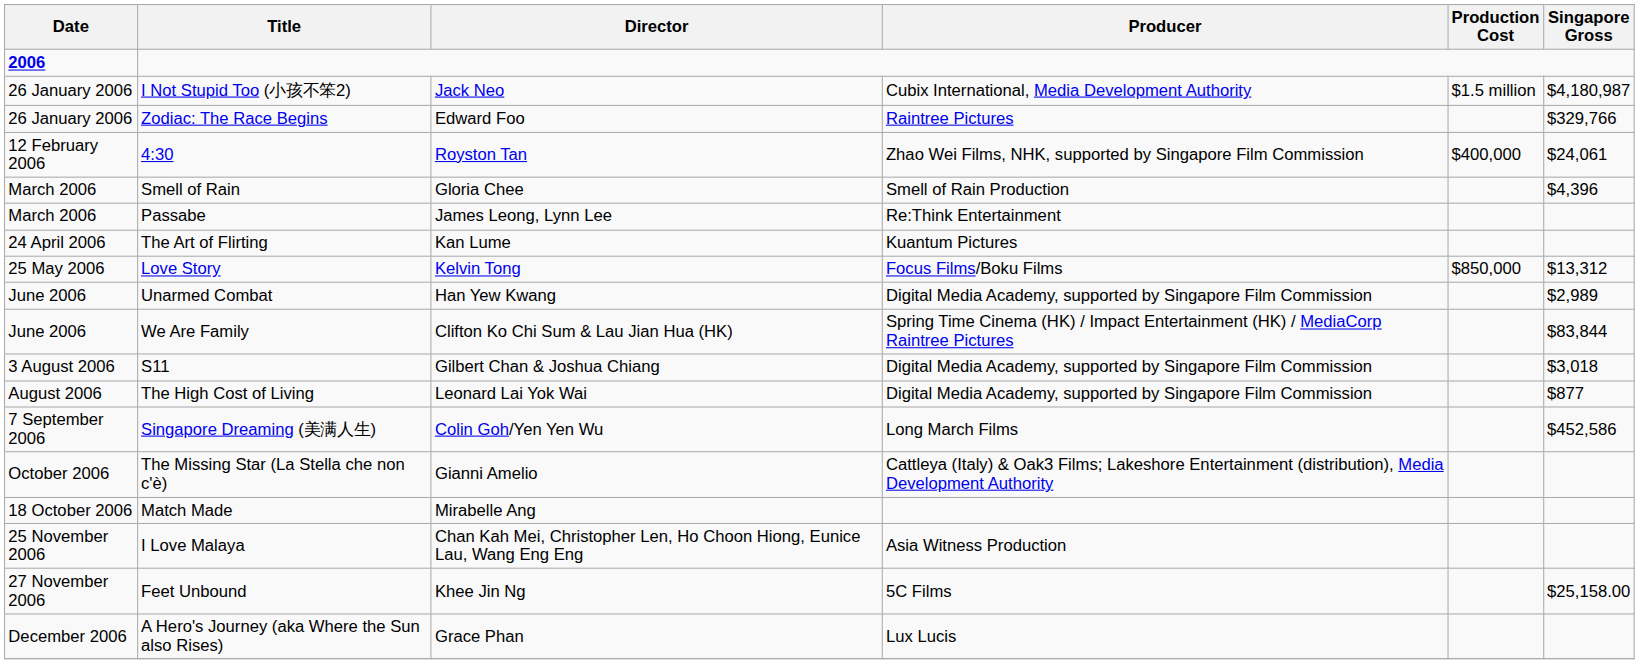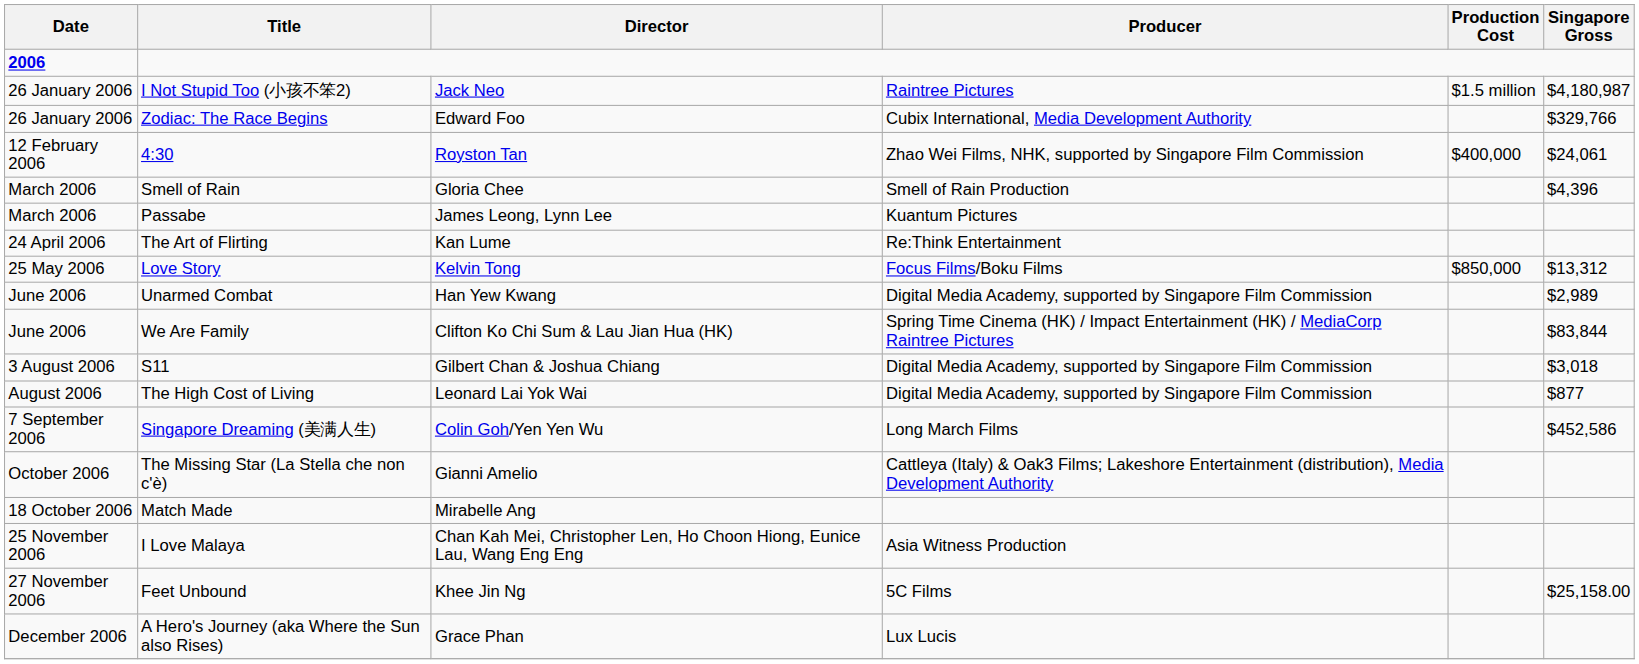(1069, 90) Cubix International, Media Development Authority -> (950, 90) Raintree Pictures
(950, 118) Raintree Pictures -> (1069, 118) Cubix International, Media Development Authority
(973, 216) Re:Think Entertainment -> (952, 216) Kuantum Pictures
(952, 242) Kuantum Pictures -> (973, 242) Re:Think Entertainment
